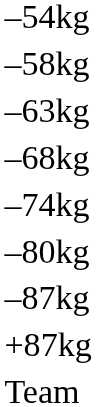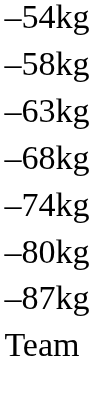- row: (48, 345)
